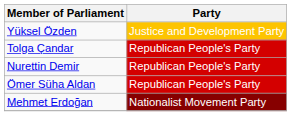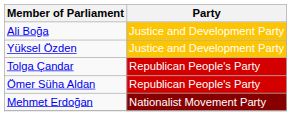+ row: (28, 31)
- row: (43, 66)
